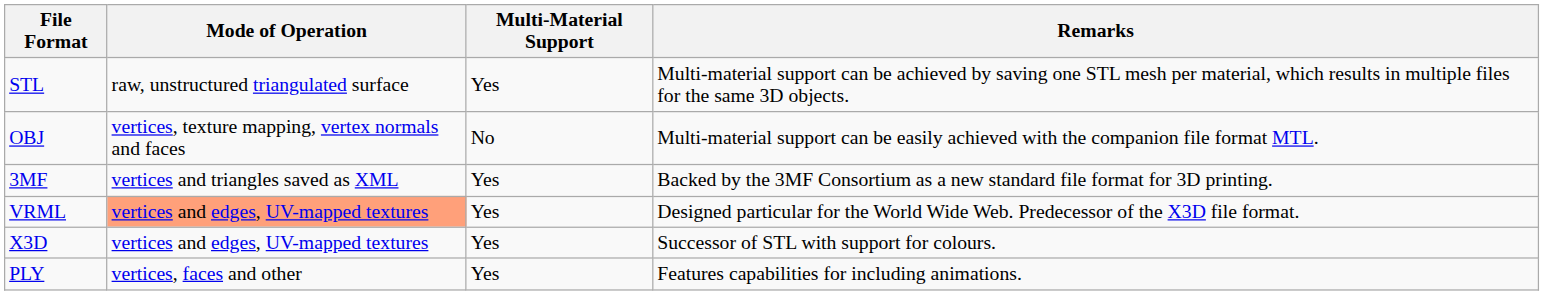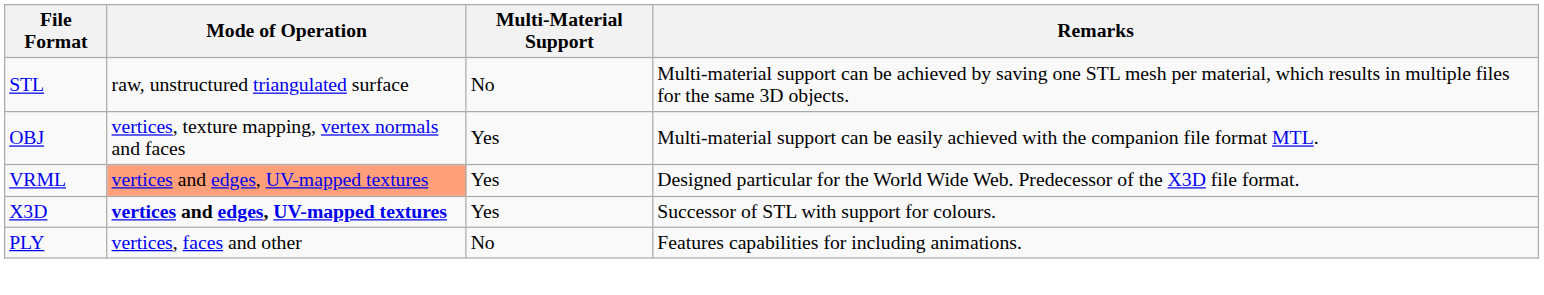(485, 84) Yes -> (483, 84) No
(483, 137) No -> (485, 137) Yes
- row: (28, 180)
(270, 242) normal -> (279, 211) bold
(485, 273) Yes -> (483, 242) No
